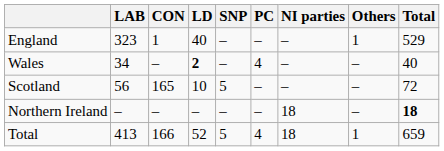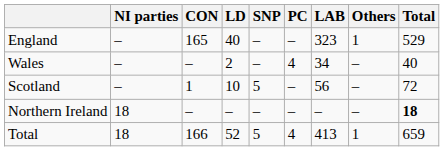columns swapped: (130, 16) <-> (313, 16)
(156, 39) 1 -> (196, 39) 165
(195, 63) bold -> (229, 63) normal
(163, 87) 165 -> (189, 87) 1
